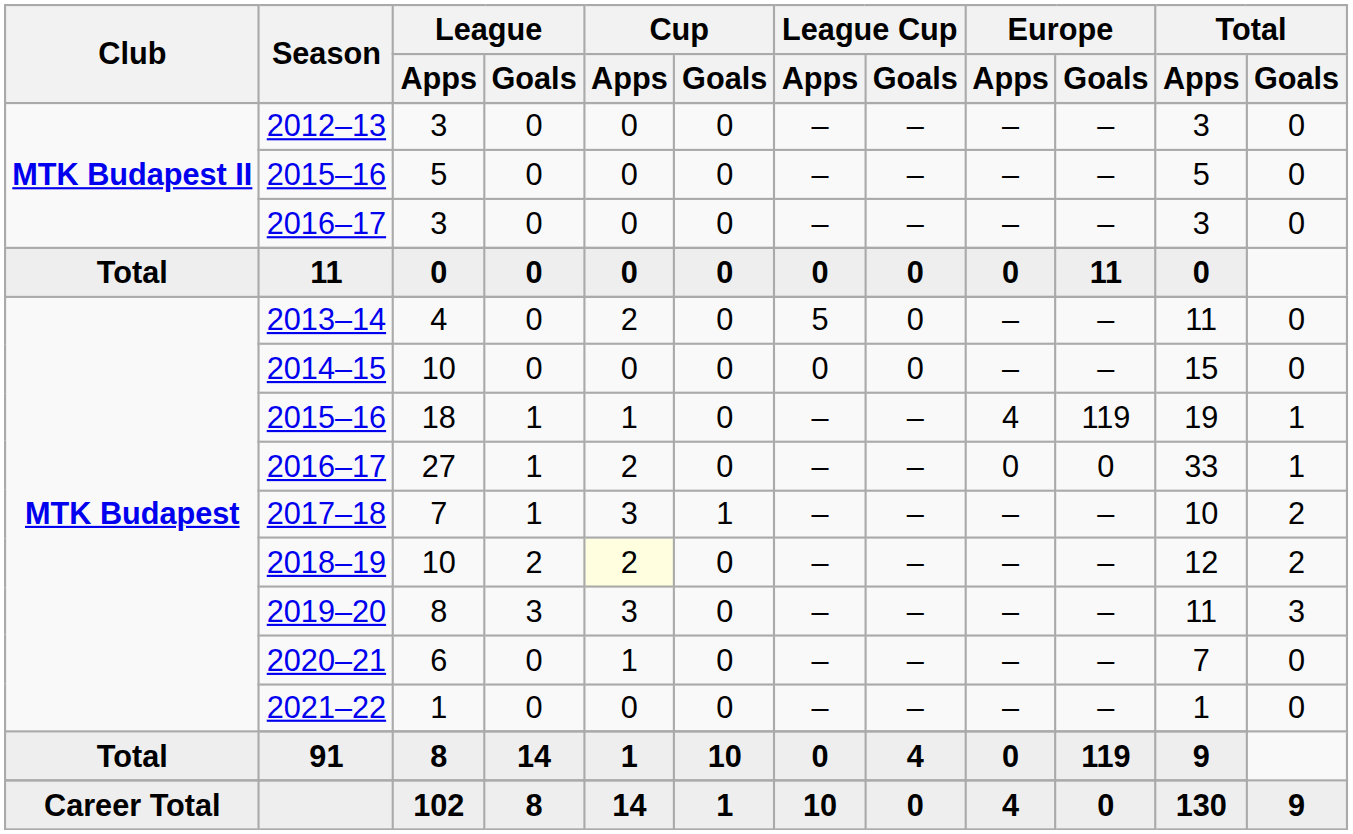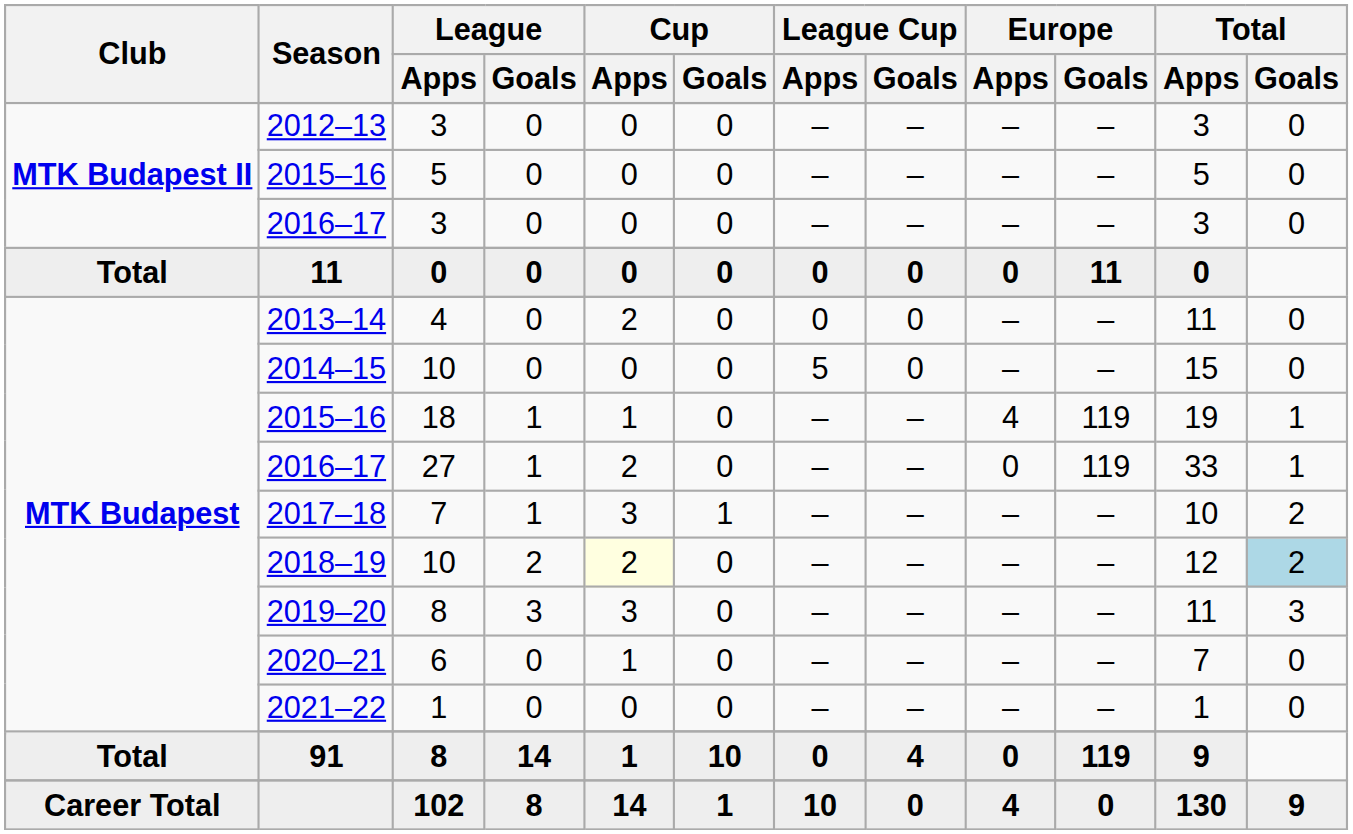(820, 320) 5 -> (820, 320) 0
(820, 369) 0 -> (820, 369) 5
(1106, 466) 0 -> (1106, 466) 119
(1296, 563) no background -> (1296, 563) lightblue background
